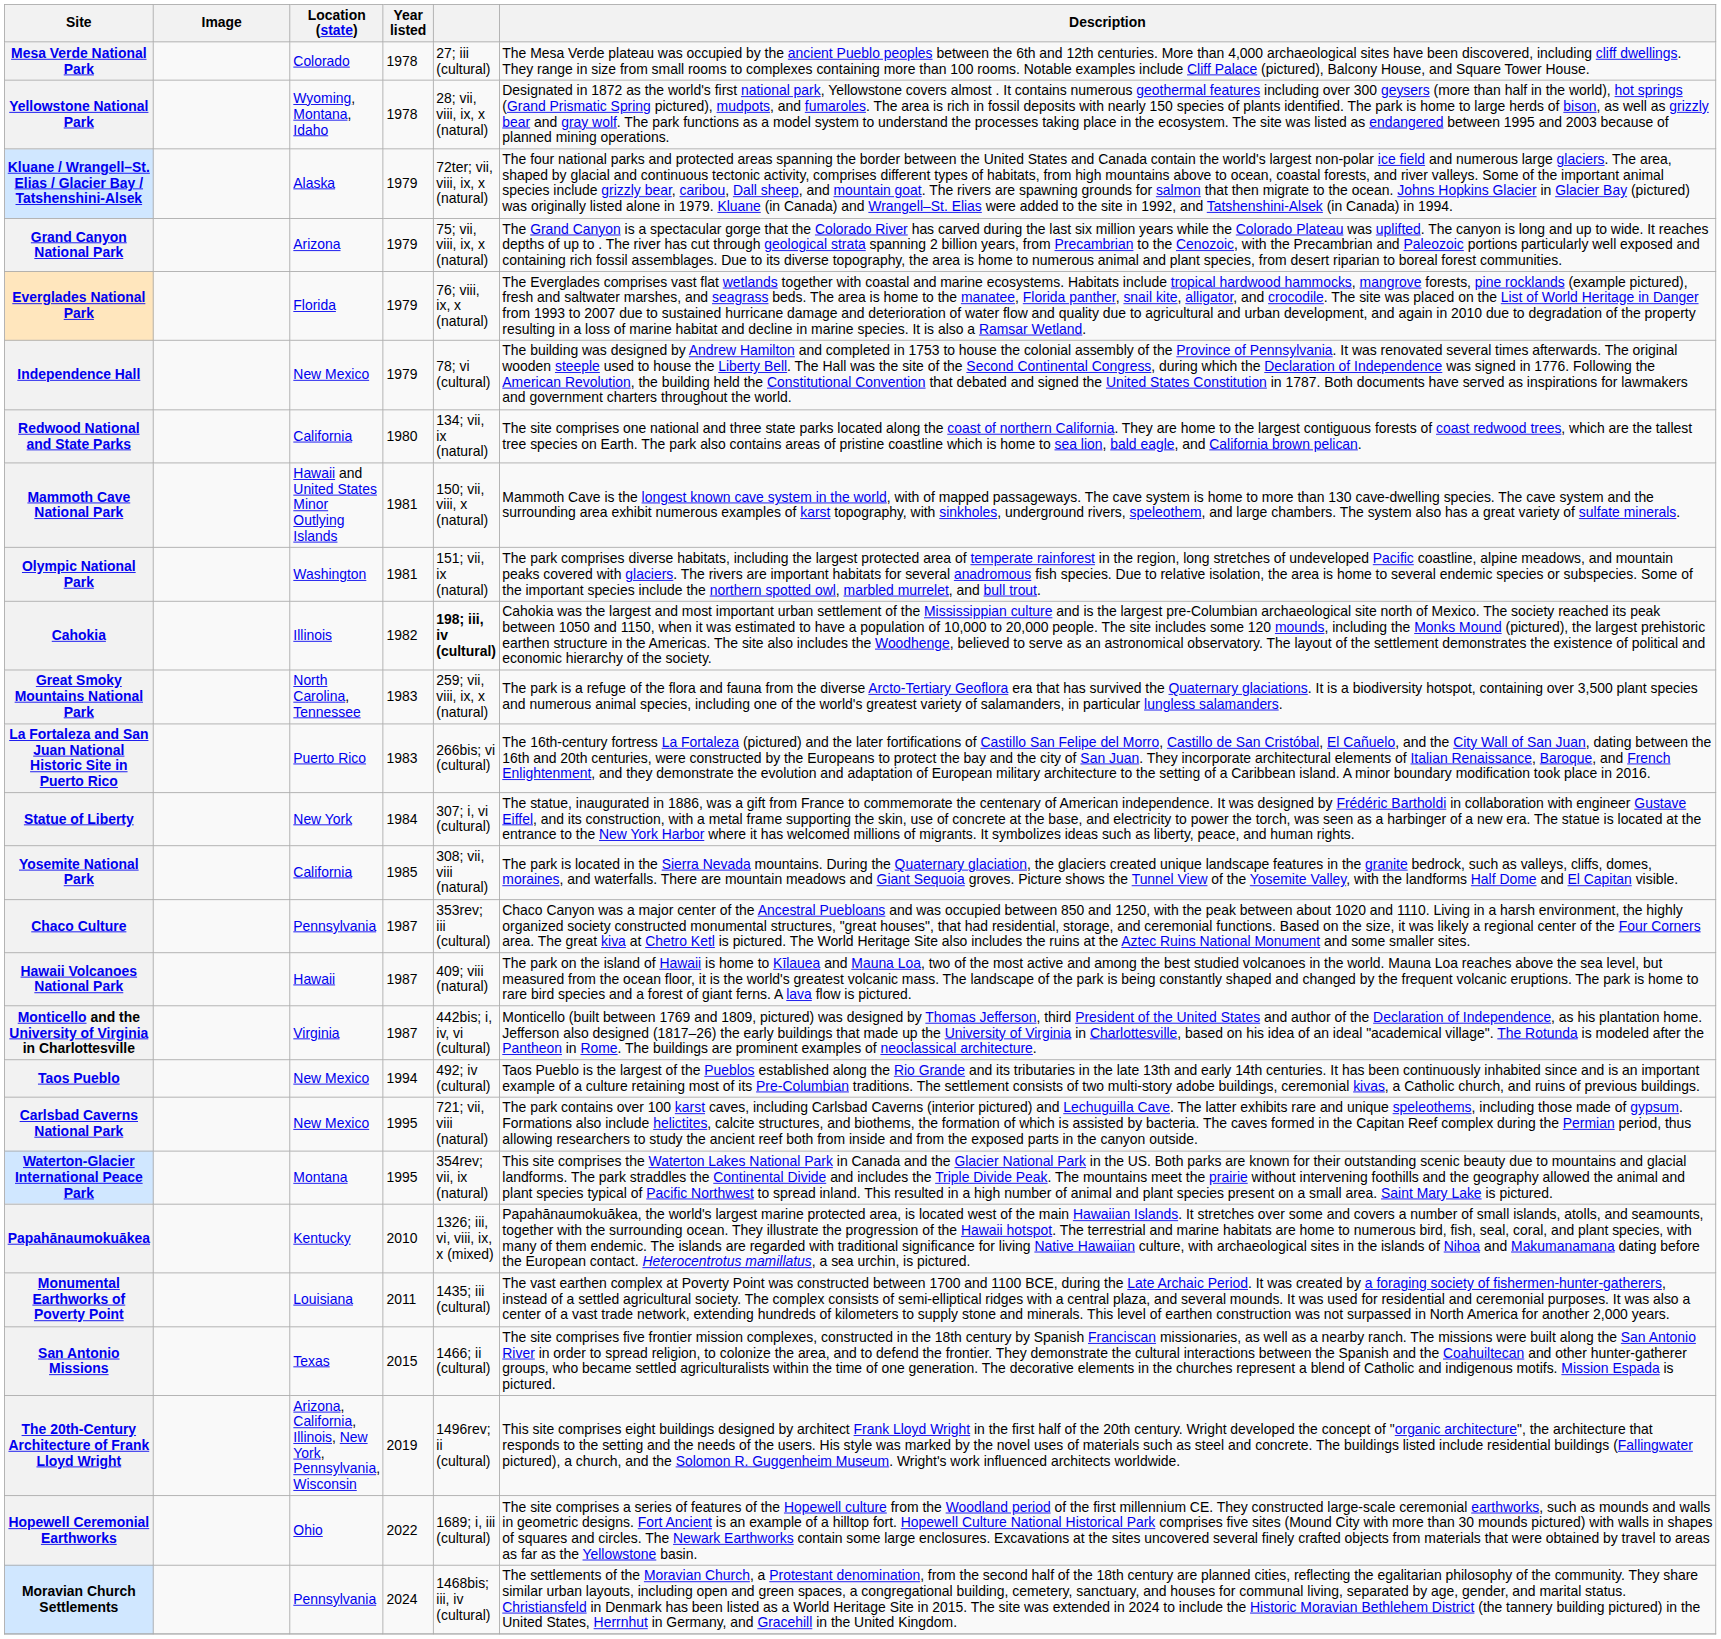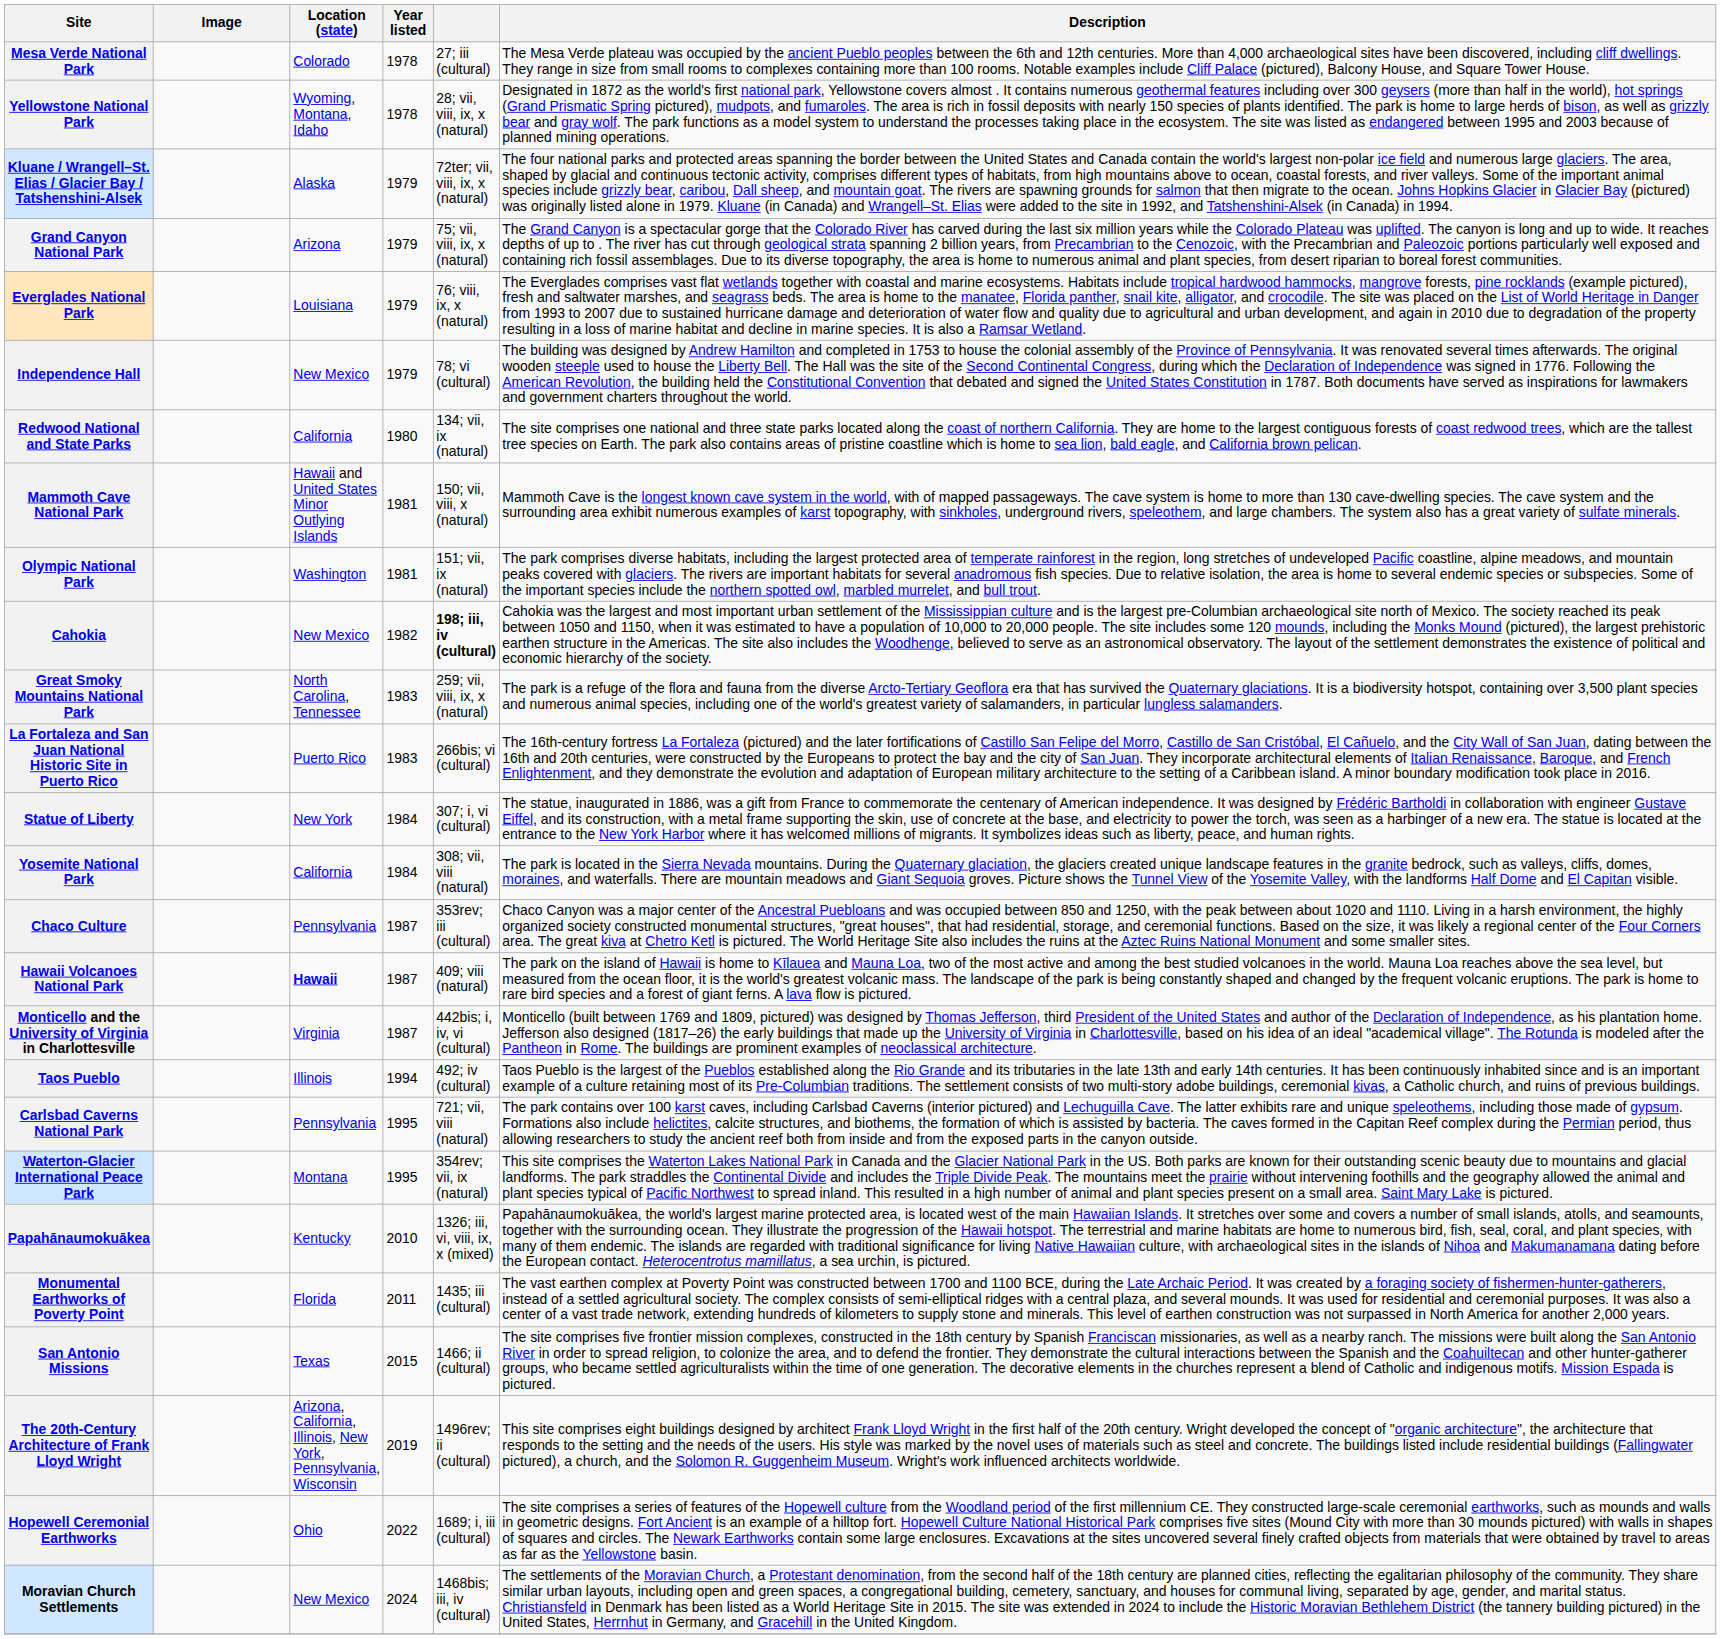(315, 306) Florida -> (323, 306) Louisiana
(313, 635) Illinois -> (331, 635) New Mexico
(402, 872) 1985 -> (402, 872) 1984
(314, 979) normal -> (315, 979) bold
(331, 1078) New Mexico -> (313, 1078) Illinois
(331, 1124) New Mexico -> (335, 1124) Pennsylvania
(323, 1299) Louisiana -> (315, 1299) Florida
(335, 1599) Pennsylvania -> (331, 1599) New Mexico
